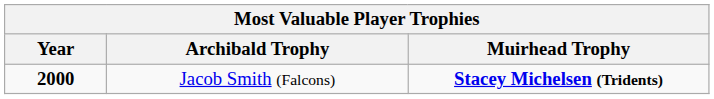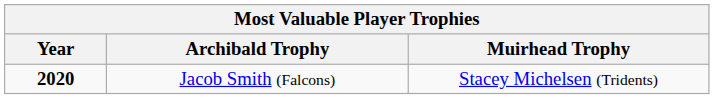(56, 78) 2000 -> (56, 78) 2020
(558, 78) bold -> (559, 78) normal
